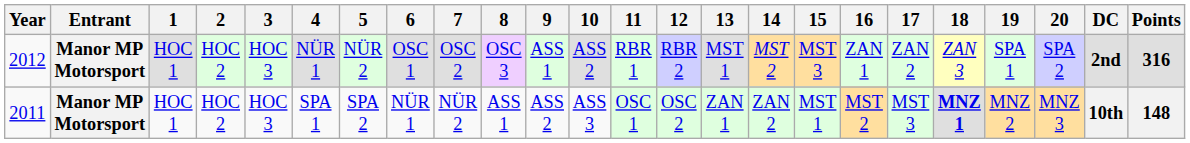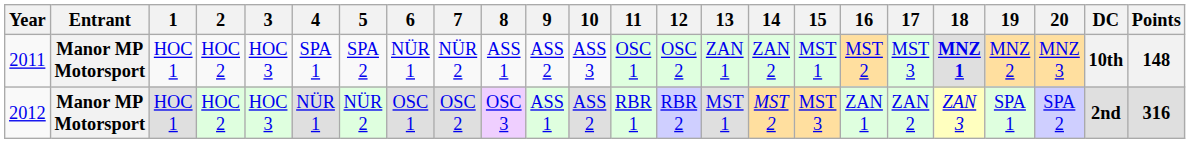rows swapped: (27, 112) <-> (27, 60)
